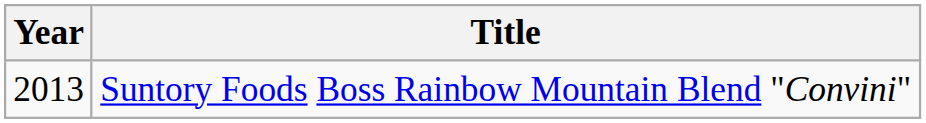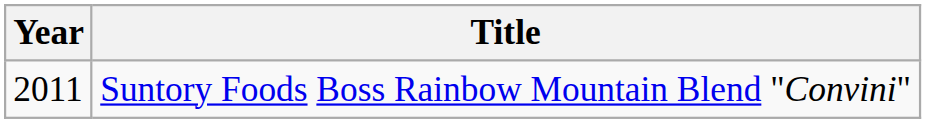(49, 88) 2013 -> (48, 88) 2011
